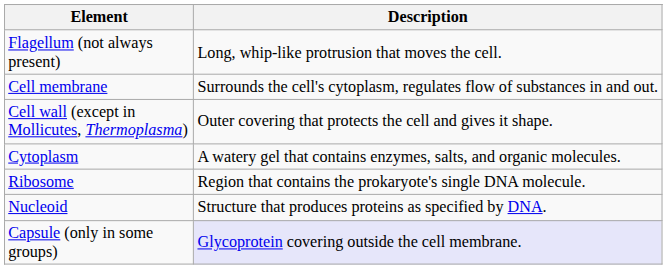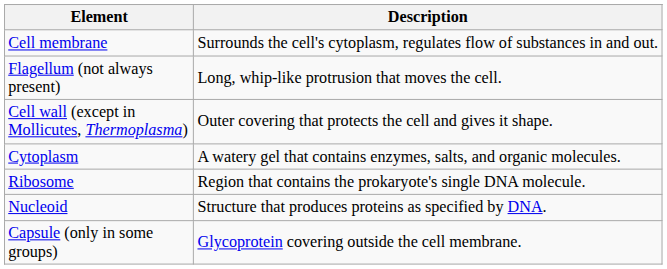rows swapped: (80, 52) <-> (58, 86)
(359, 242) lavender background -> (359, 242) no background
